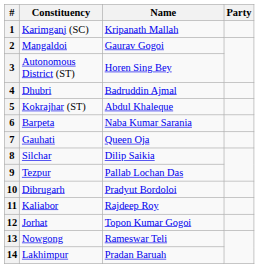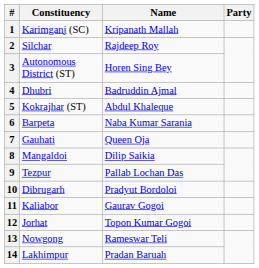(44, 45) Mangaldoi -> (37, 45) Silchar
(134, 45) Gaurav Gogoi -> (132, 45) Rajdeep Roy
(37, 156) Silchar -> (44, 156) Mangaldoi
(132, 205) Rajdeep Roy -> (134, 205) Gaurav Gogoi
